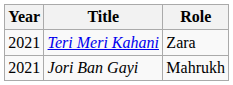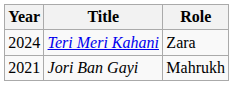(24, 42) 2021 -> (24, 42) 2024
